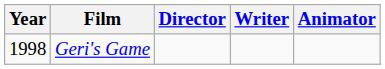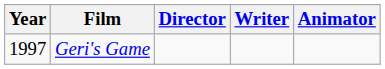(28, 49) 1998 -> (28, 49) 1997
